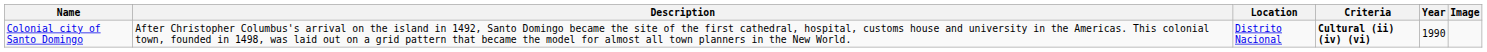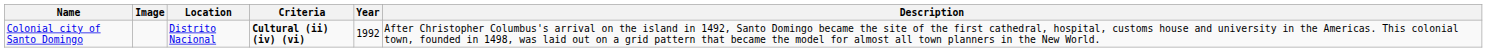columns swapped: (1465, 12) <-> (683, 12)
(1434, 34) 1990 -> (368, 34) 1992
